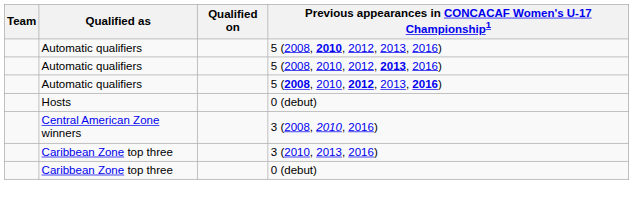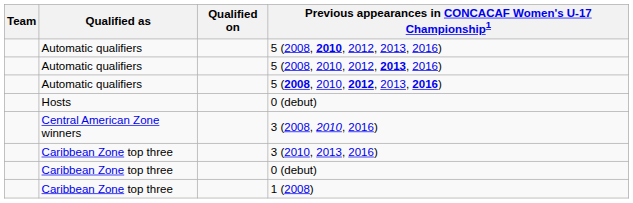+ row: (107, 188)
